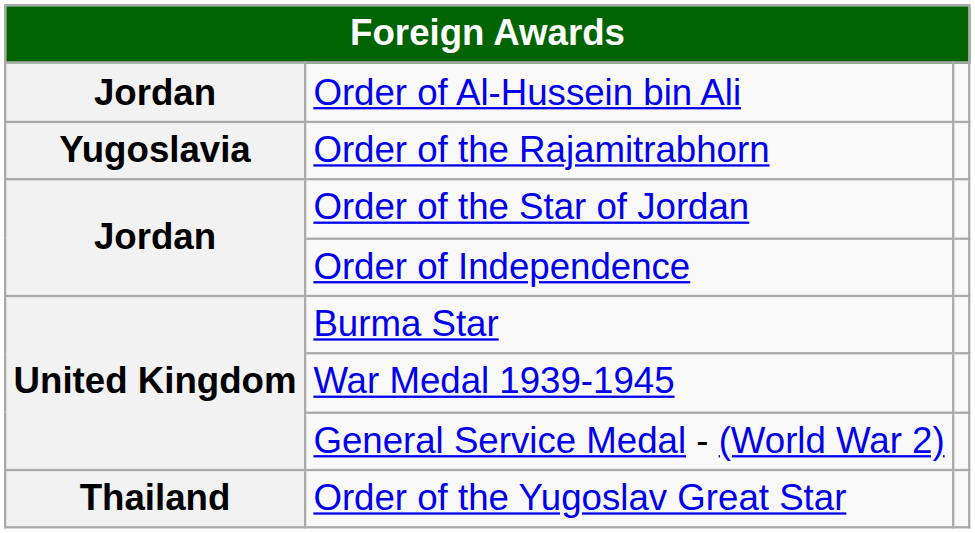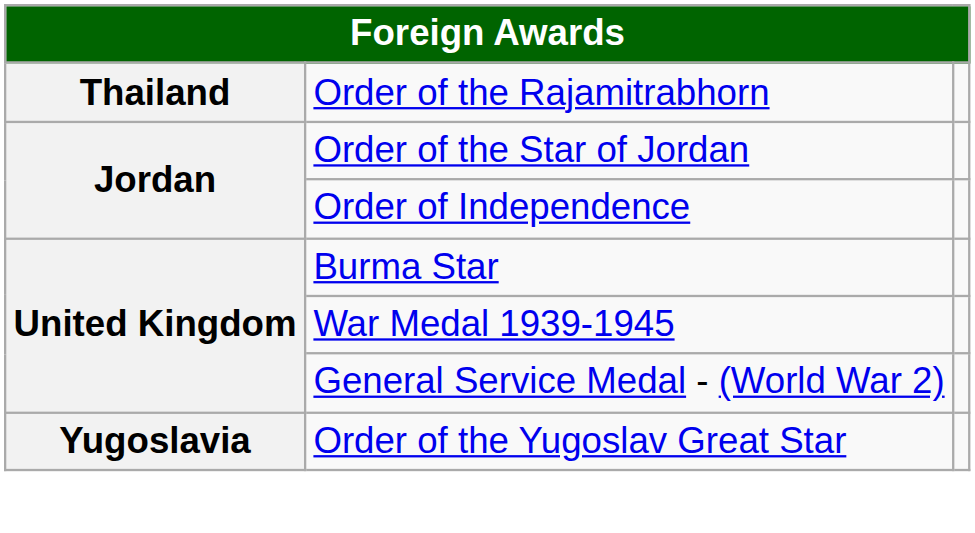- row: (527, 91)
(155, 149) Yugoslavia -> (155, 91) Thailand
(155, 498) Thailand -> (155, 440) Yugoslavia
